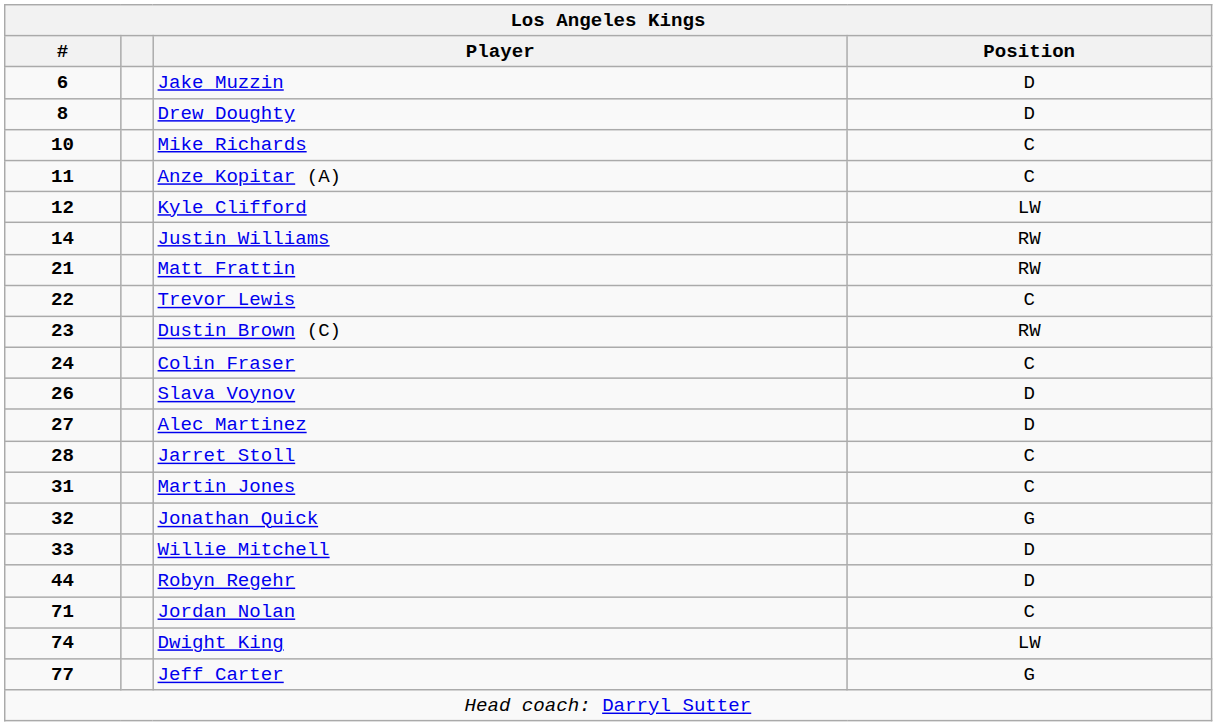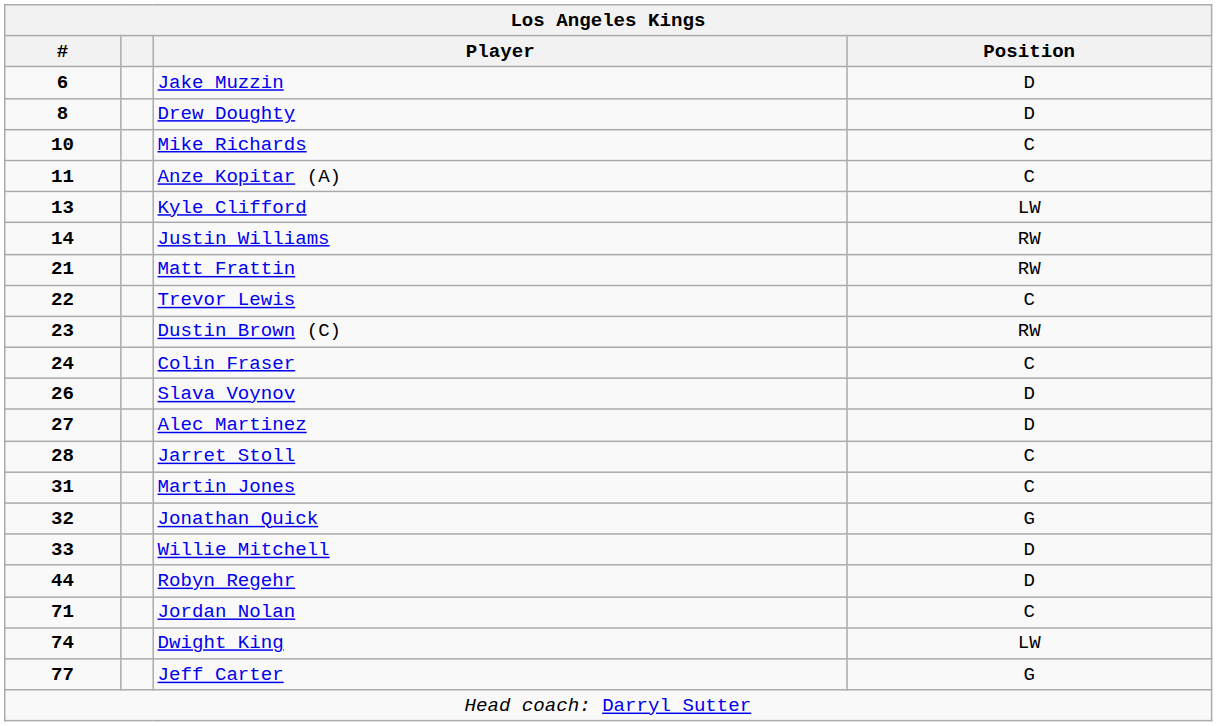(62, 207) 12 -> (62, 207) 13
